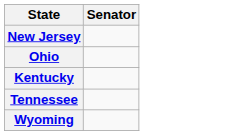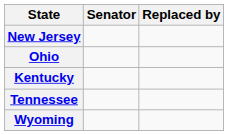+ column: (181, 15)
